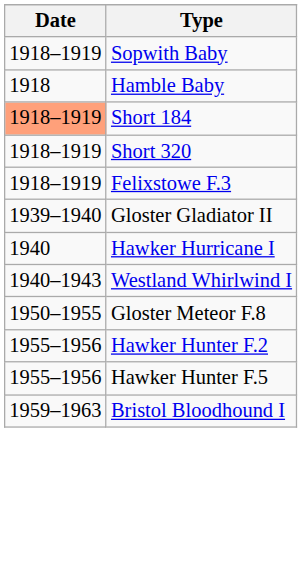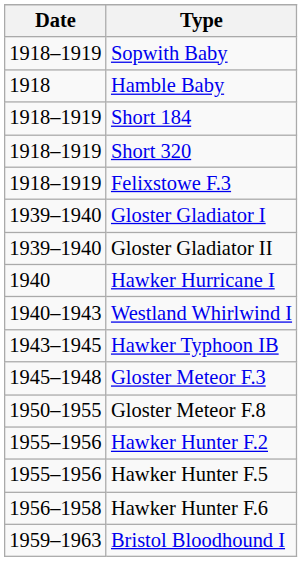(55, 118) lightsalmon background -> (55, 118) no background
+ row: (188, 215)
+ row: (195, 345)
+ row: (188, 378)
+ row: (189, 507)
